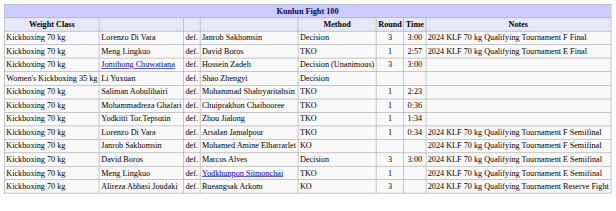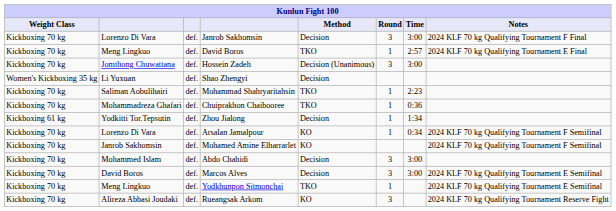(36, 119) Kickboxing 70 kg -> (36, 119) Kickboxing 61 kg
(308, 119) TKO -> (314, 119) Decision
(308, 132) TKO -> (306, 132) KO
+ row: (225, 159)
